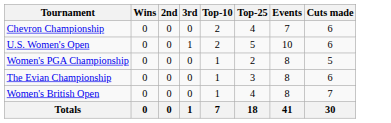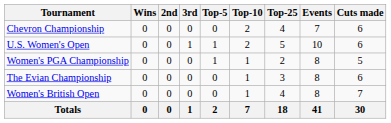+ column: (215, 12)
